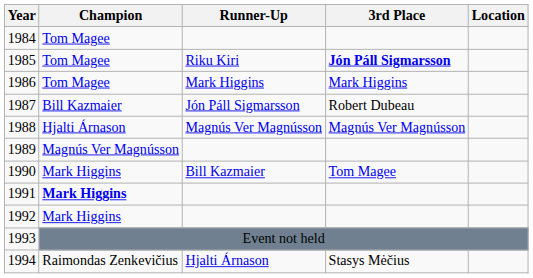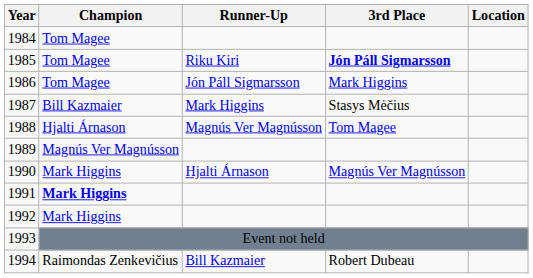(225, 82) Mark Higgins -> (243, 82) Jón Páll Sigmarsson
(243, 104) Jón Páll Sigmarsson -> (225, 104) Mark Higgins
(371, 104) Robert Dubeau -> (369, 104) Stasys Mėčius
(397, 127) Magnús Ver Magnússon -> (362, 127) Tom Magee
(225, 171) Bill Kazmaier -> (227, 171) Hjalti Árnason
(362, 171) Tom Magee -> (397, 171) Magnús Ver Magnússon
(227, 261) Hjalti Árnason -> (225, 261) Bill Kazmaier
(369, 261) Stasys Mėčius -> (371, 261) Robert Dubeau
